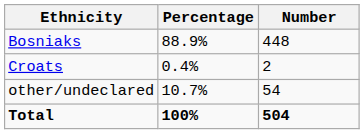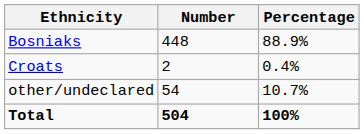columns swapped: (309, 17) <-> (208, 17)
